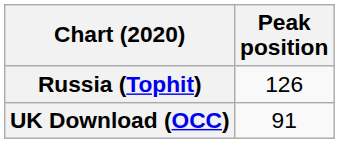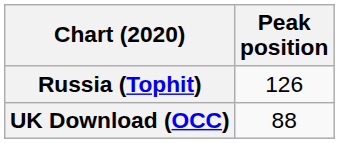(284, 120) 91 -> (284, 120) 88
